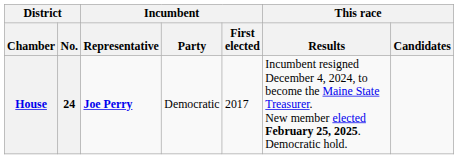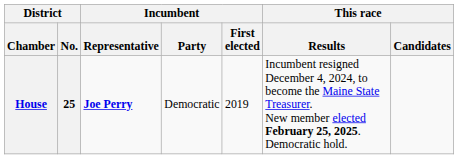(69, 104) 24 -> (69, 104) 25
(237, 104) 2017 -> (237, 104) 2019
